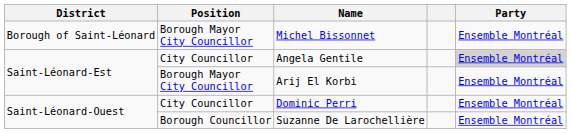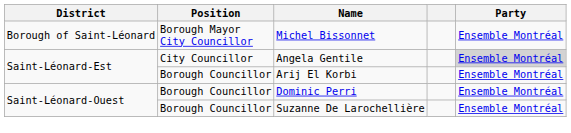(206, 81) Borough Mayor City Councillor -> (216, 75) Borough Councillor
(206, 103) City Councillor -> (216, 92) Borough Councillor
